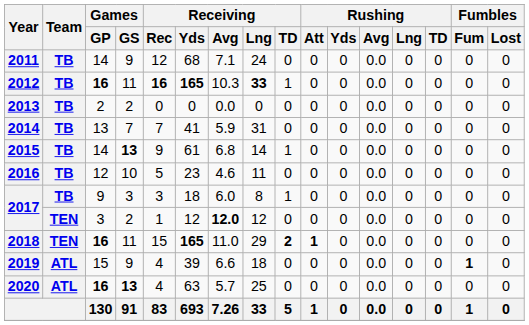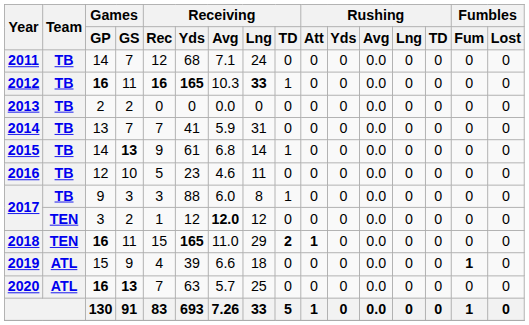(129, 60) 9 -> (129, 60) 7
(192, 196) 18 -> (192, 196) 88
(159, 286) 4 -> (159, 286) 7
